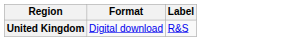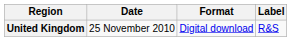+ column: (132, 12)
